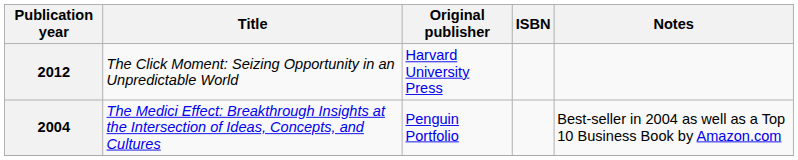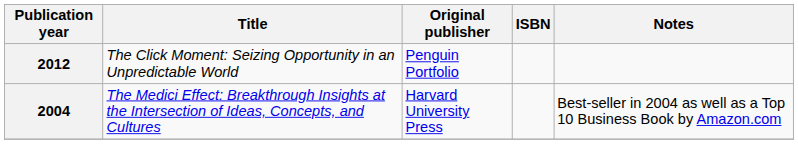(437, 71) Harvard University Press -> (432, 63) Penguin Portfolio
(432, 127) Penguin Portfolio -> (437, 111) Harvard University Press
